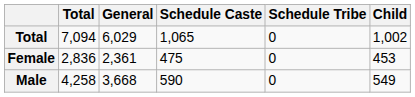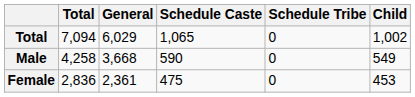rows swapped: (31, 80) <-> (31, 59)
